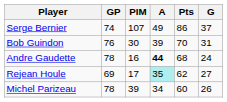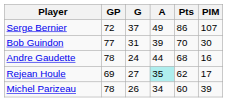columns swapped: (211, 12) <-> (138, 12)
(109, 27) 74 -> (109, 27) 72
(109, 43) 76 -> (109, 43) 77
(158, 58) bold -> (158, 58) normal
